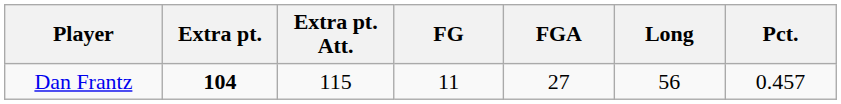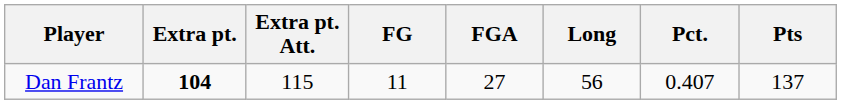+ column: (788, 34)
(780, 81) 0.457 -> (690, 81) 0.407
